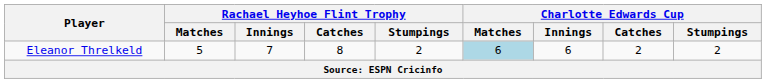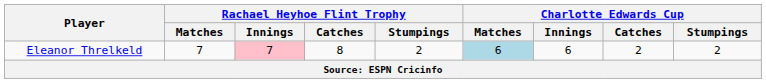(200, 51) 5 -> (200, 51) 7
(270, 51) no background -> (270, 51) pink background
